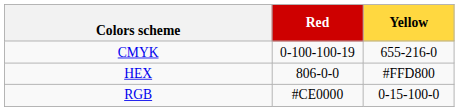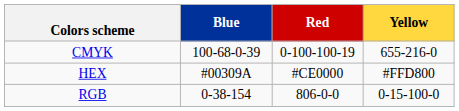+ column: (226, 22)
(318, 73) 806-0-0 -> (317, 73) #CE0000
(317, 95) #CE0000 -> (318, 95) 806-0-0
